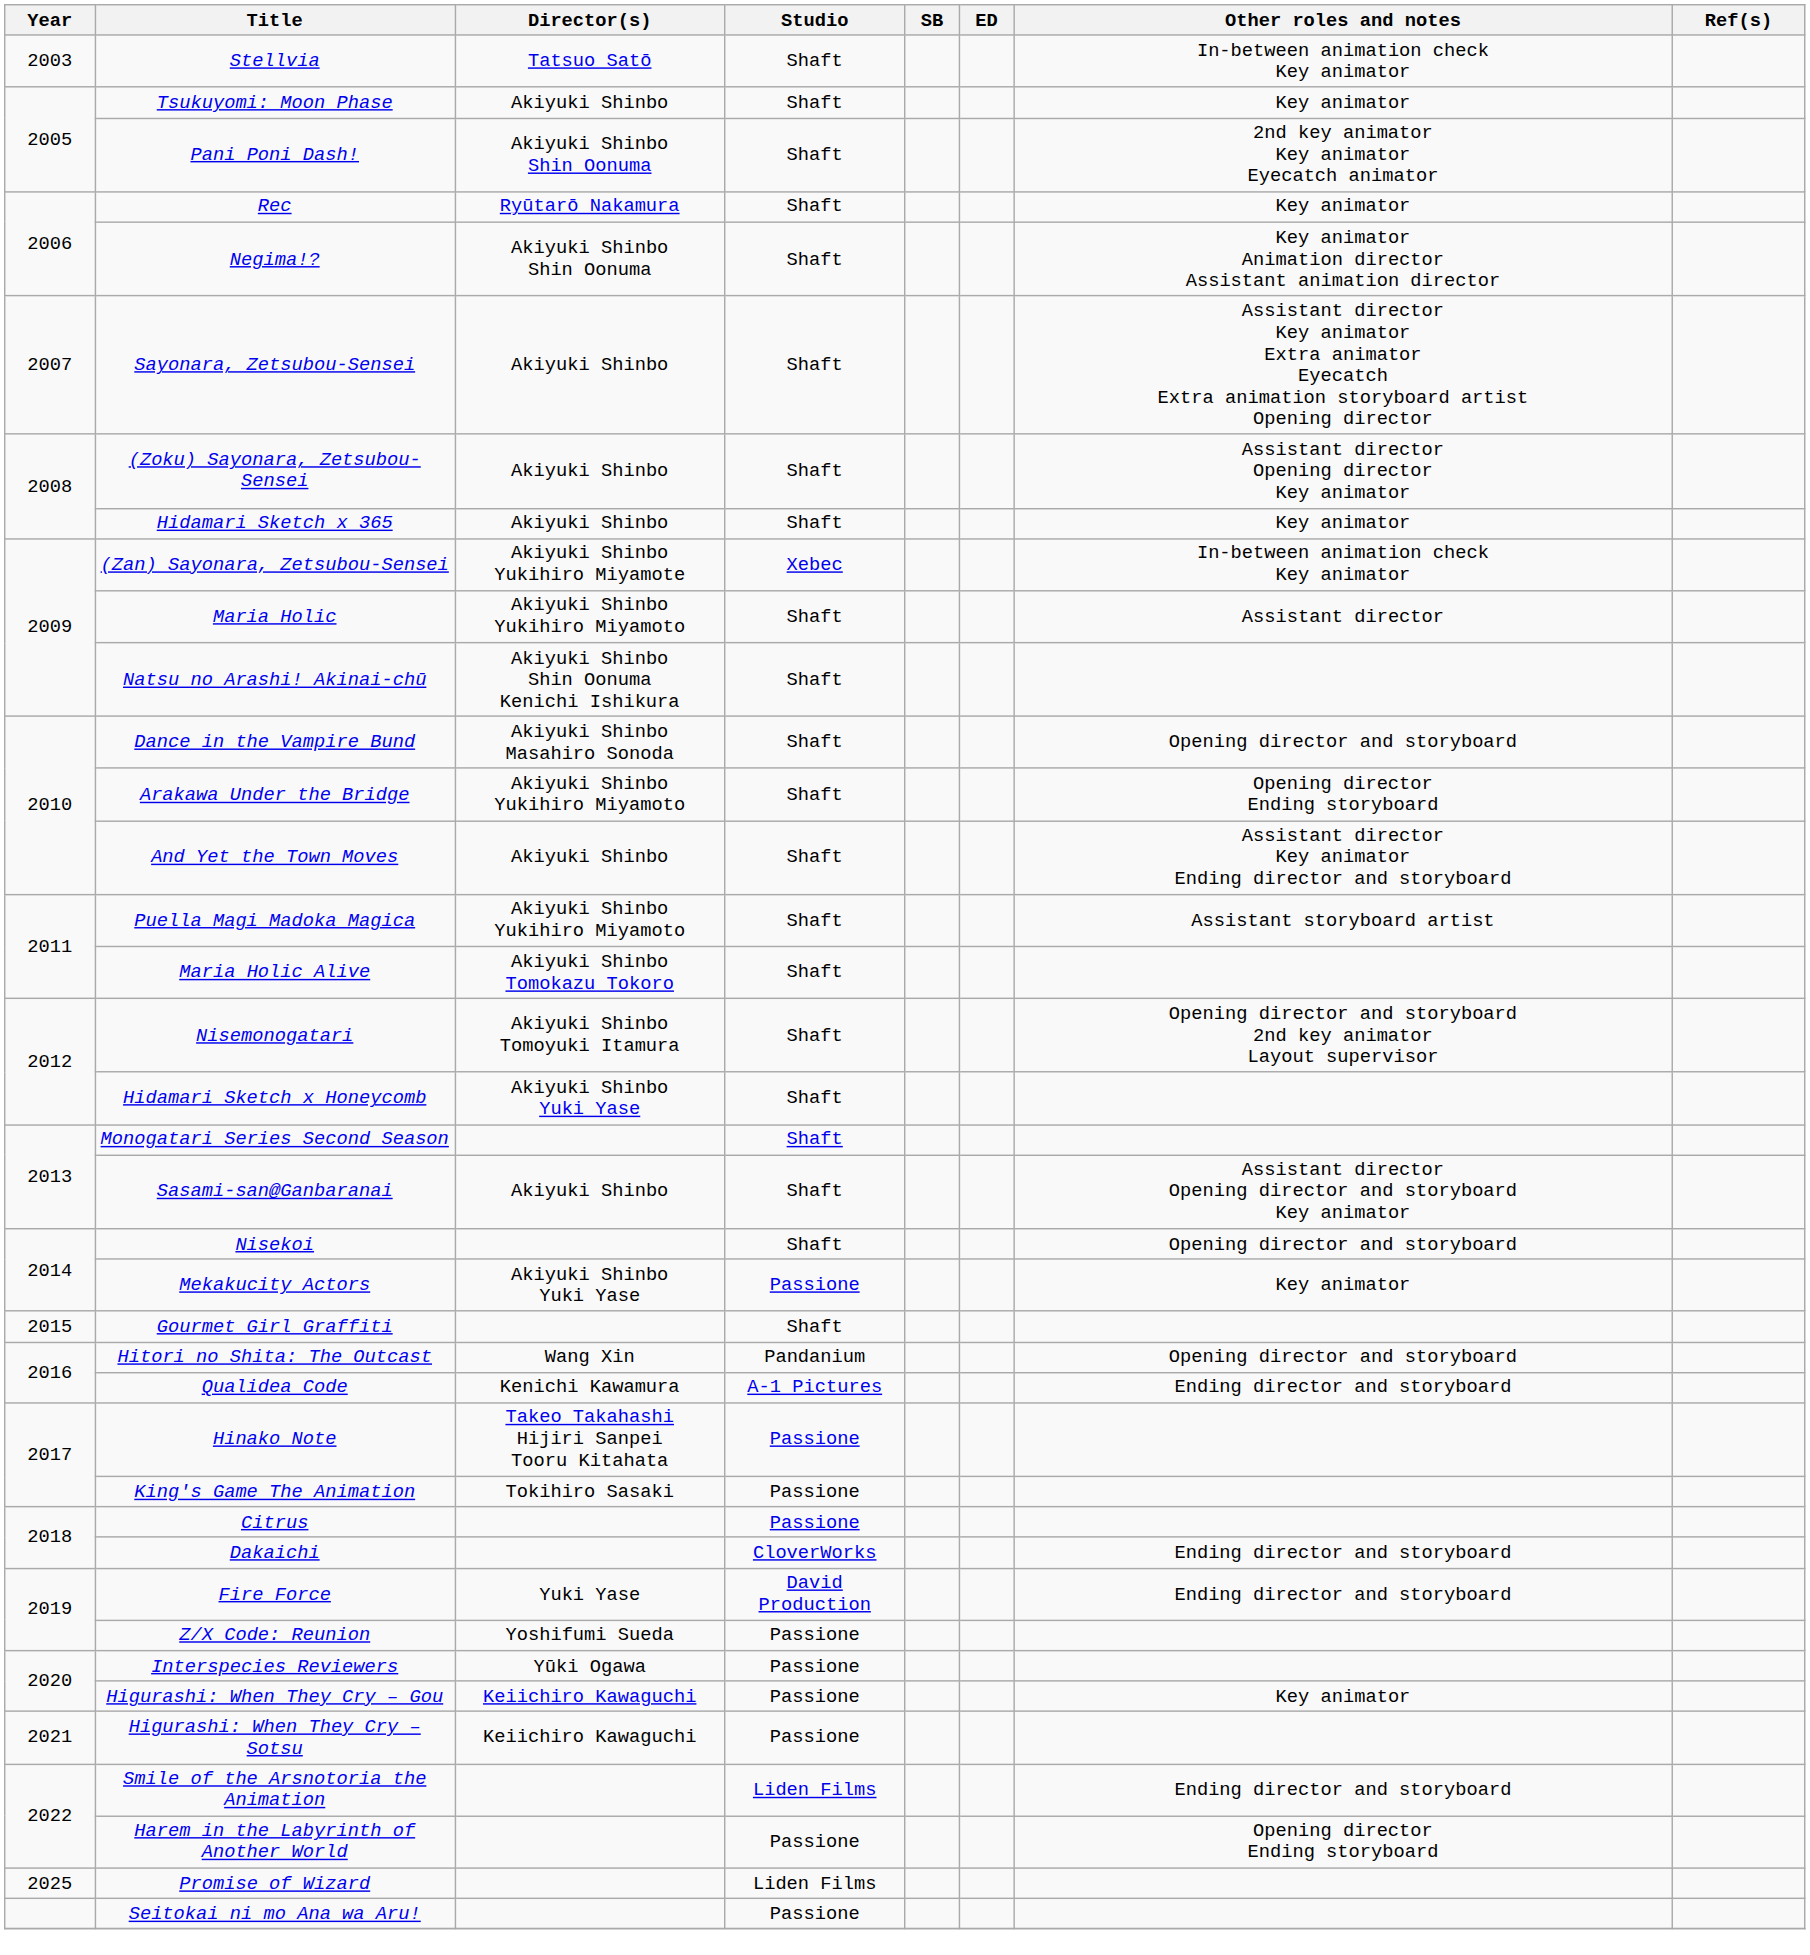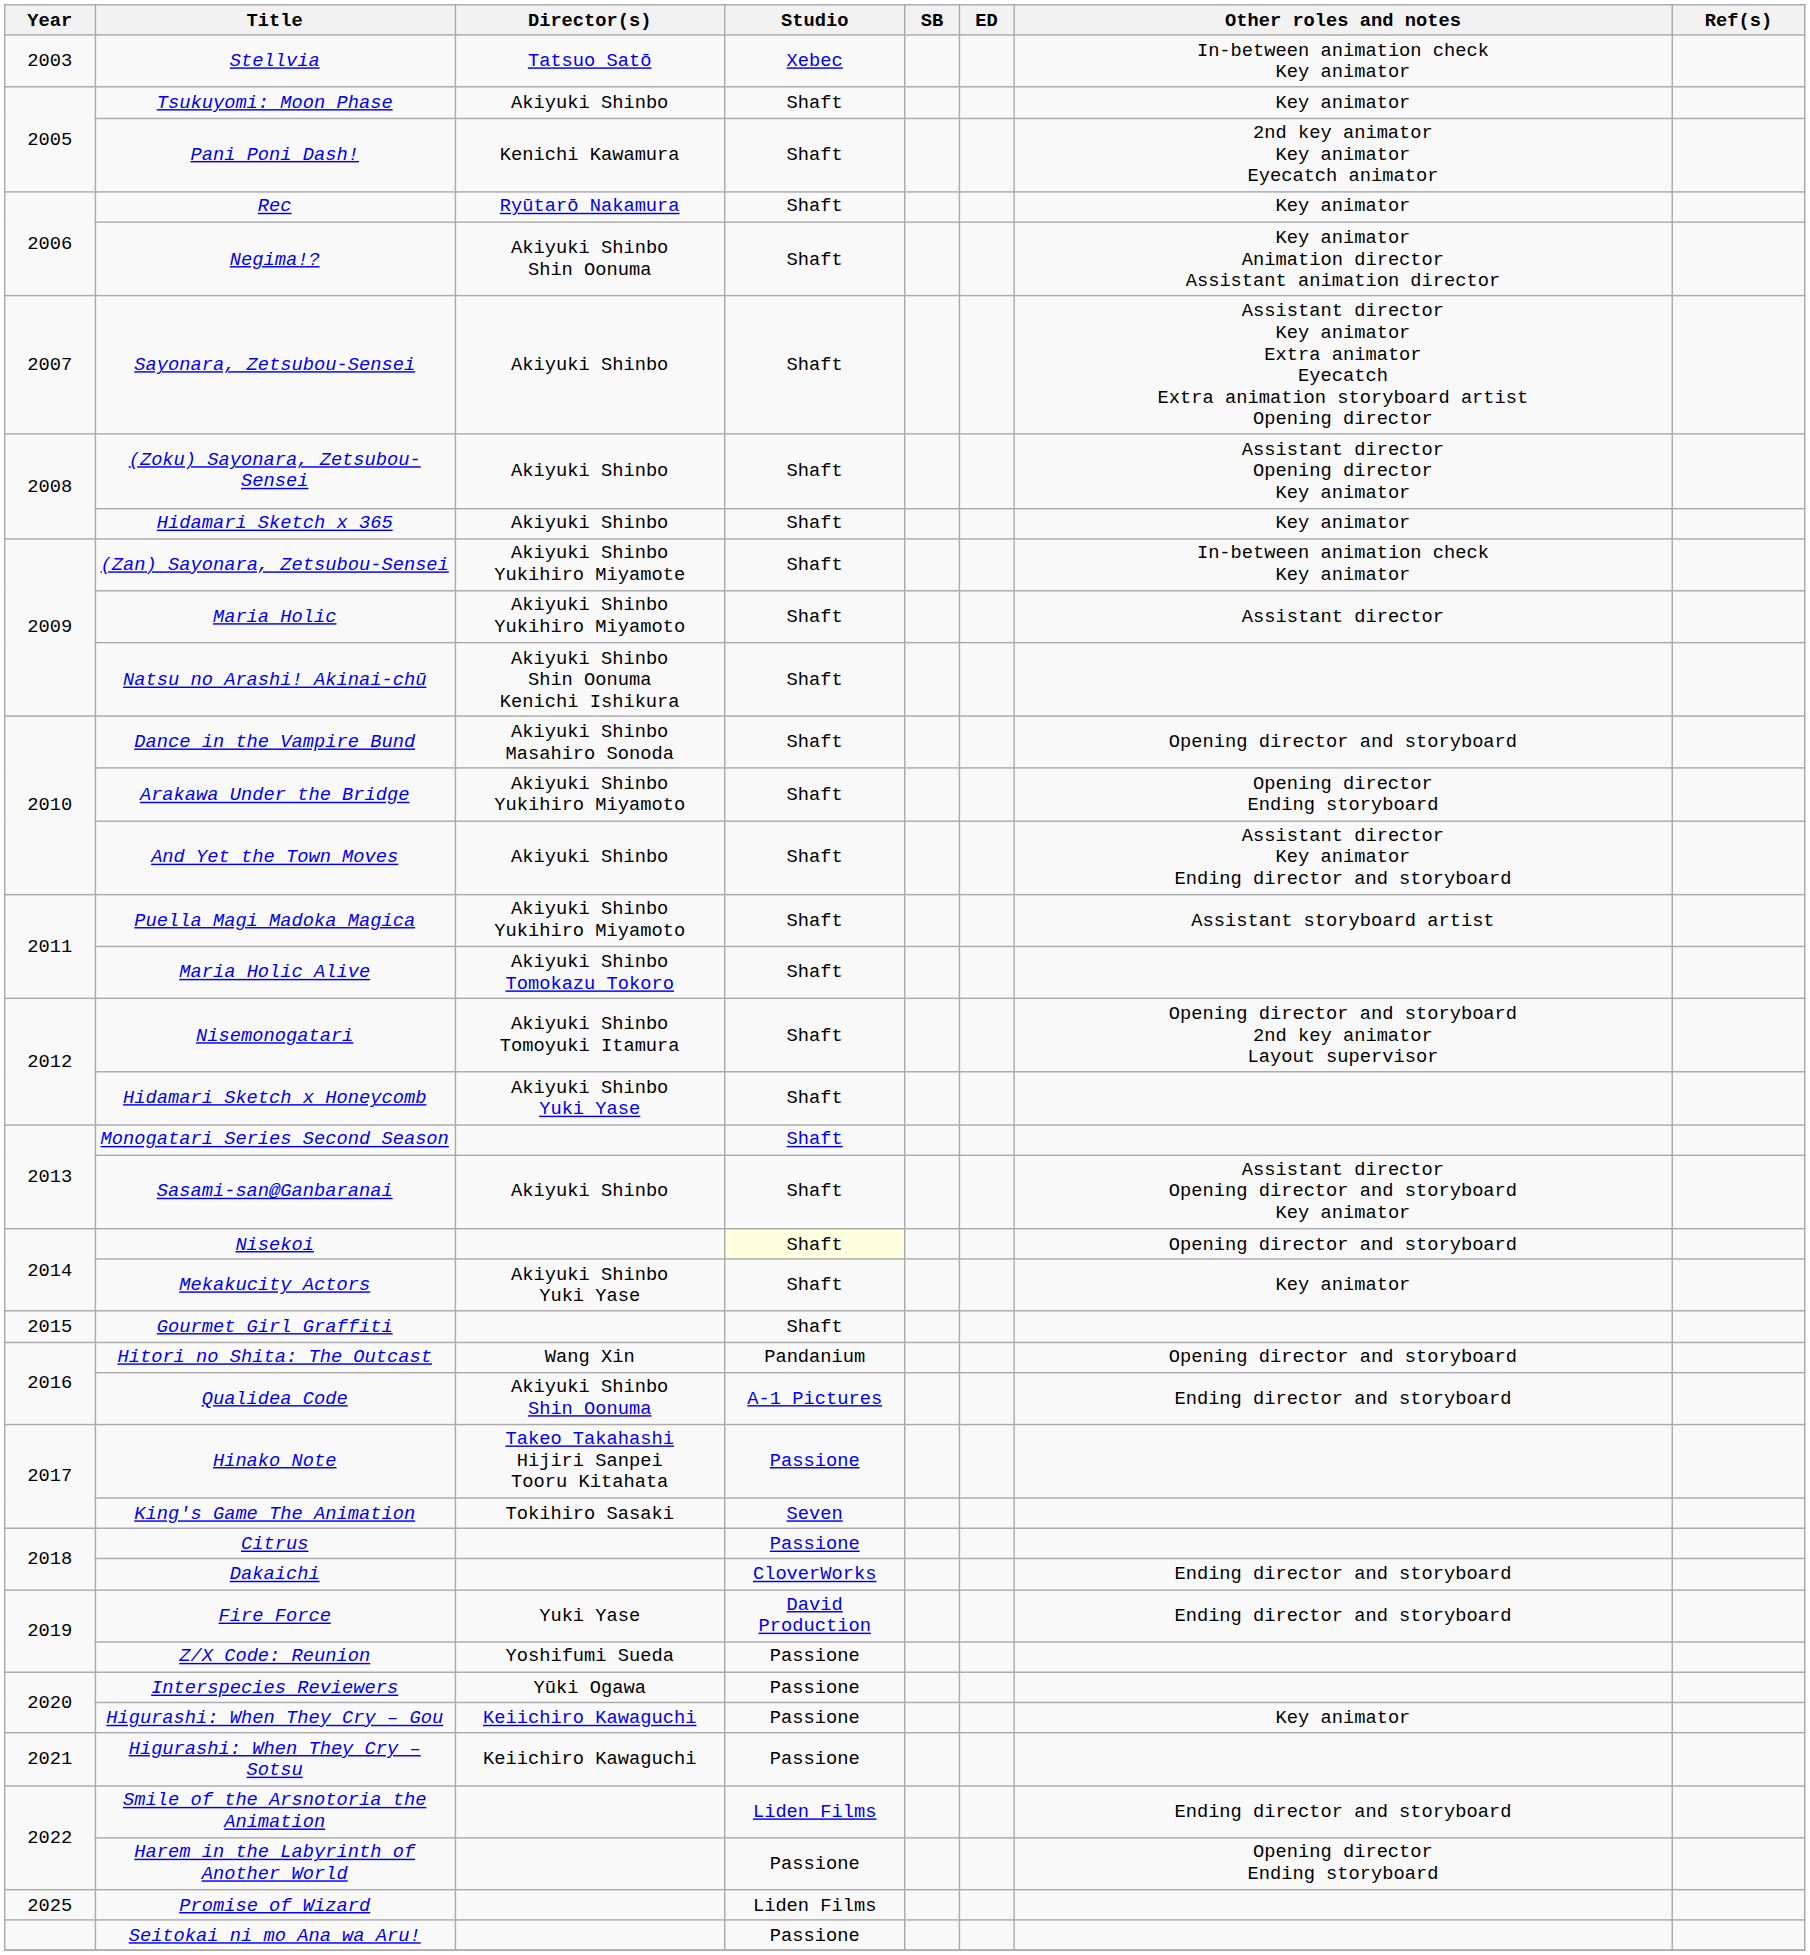(815, 61) Shaft -> (815, 61) Xebec
(590, 155) Akiyuki Shinbo Shin Oonuma -> (590, 155) Kenichi Kawamura
(815, 565) Xebec -> (815, 565) Shaft
(815, 1244) no background -> (815, 1244) lightyellow background
(815, 1285) Passione -> (815, 1285) Shaft
(590, 1388) Kenichi Kawamura -> (590, 1398) Akiyuki Shinbo Shin Oonuma
(815, 1492) Passione -> (815, 1513) Seven
